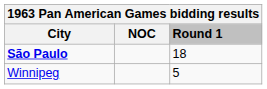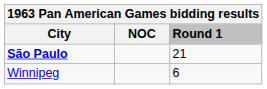(180, 53) 18 -> (180, 53) 21
(176, 73) 5 -> (176, 73) 6
